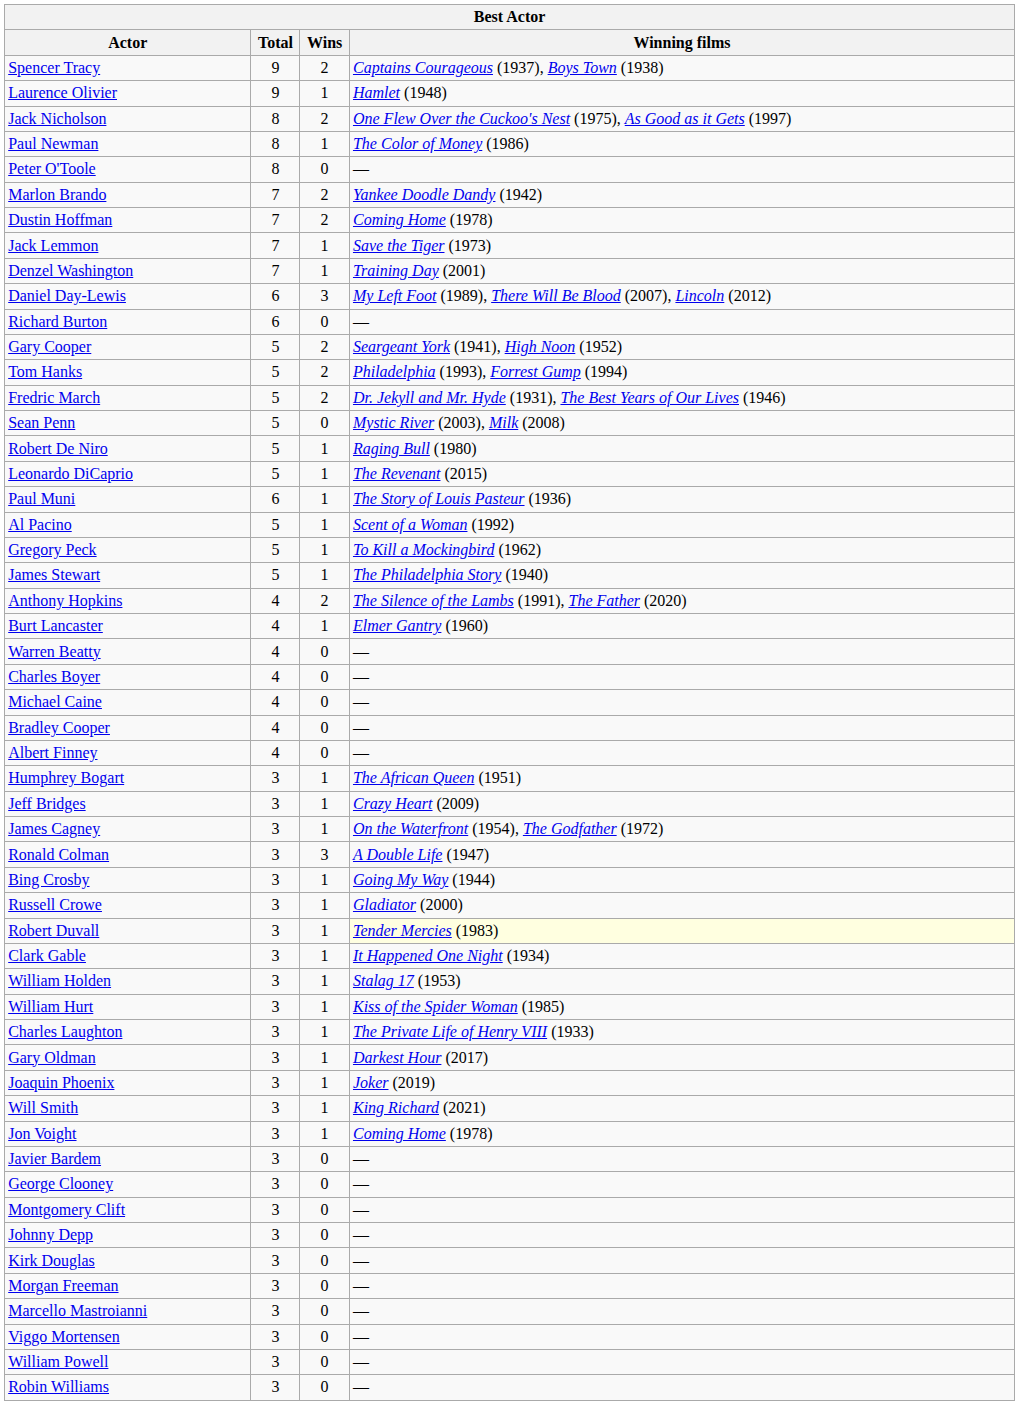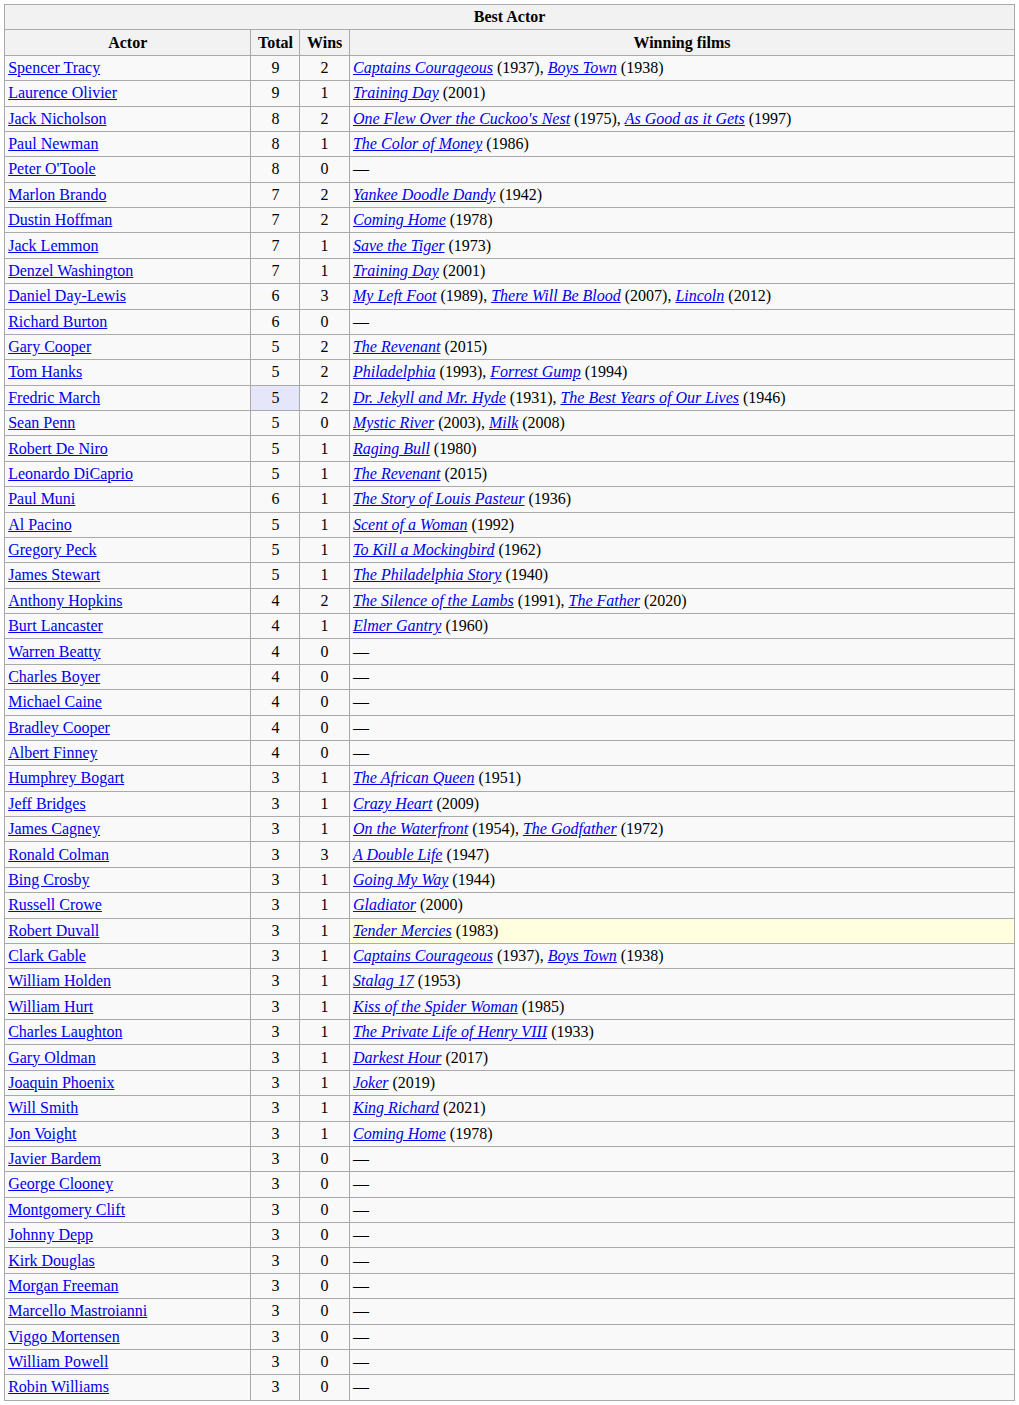(400, 93) Hamlet (1948) -> (419, 93) Training Day (2001)
(487, 347) Seargeant York (1941), High Noon (1952) -> (420, 347) The Revenant (2015)
(275, 397) no background -> (275, 397) lavender background
(451, 956) It Happened One Night (1934) -> (508, 956) Captains Courageous (1937), Boys Town (1938)
